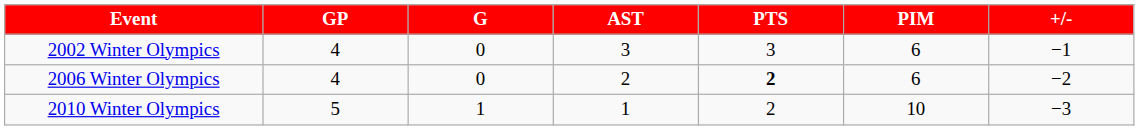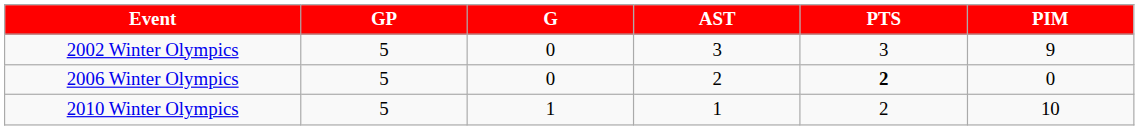- column: (1061, 19)
(335, 49) 4 -> (384, 49) 5
(916, 49) 6 -> (1050, 49) 9
(335, 79) 4 -> (384, 79) 5
(916, 79) 6 -> (1050, 79) 0
